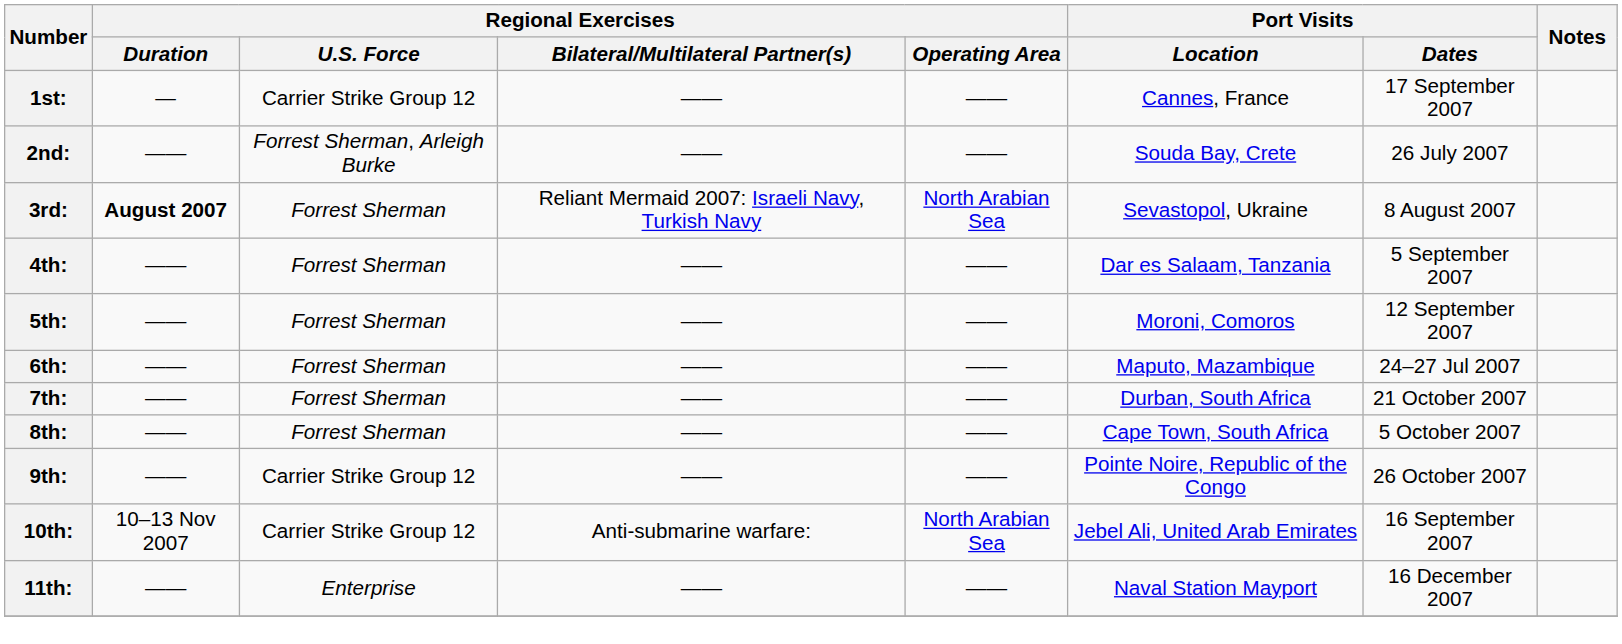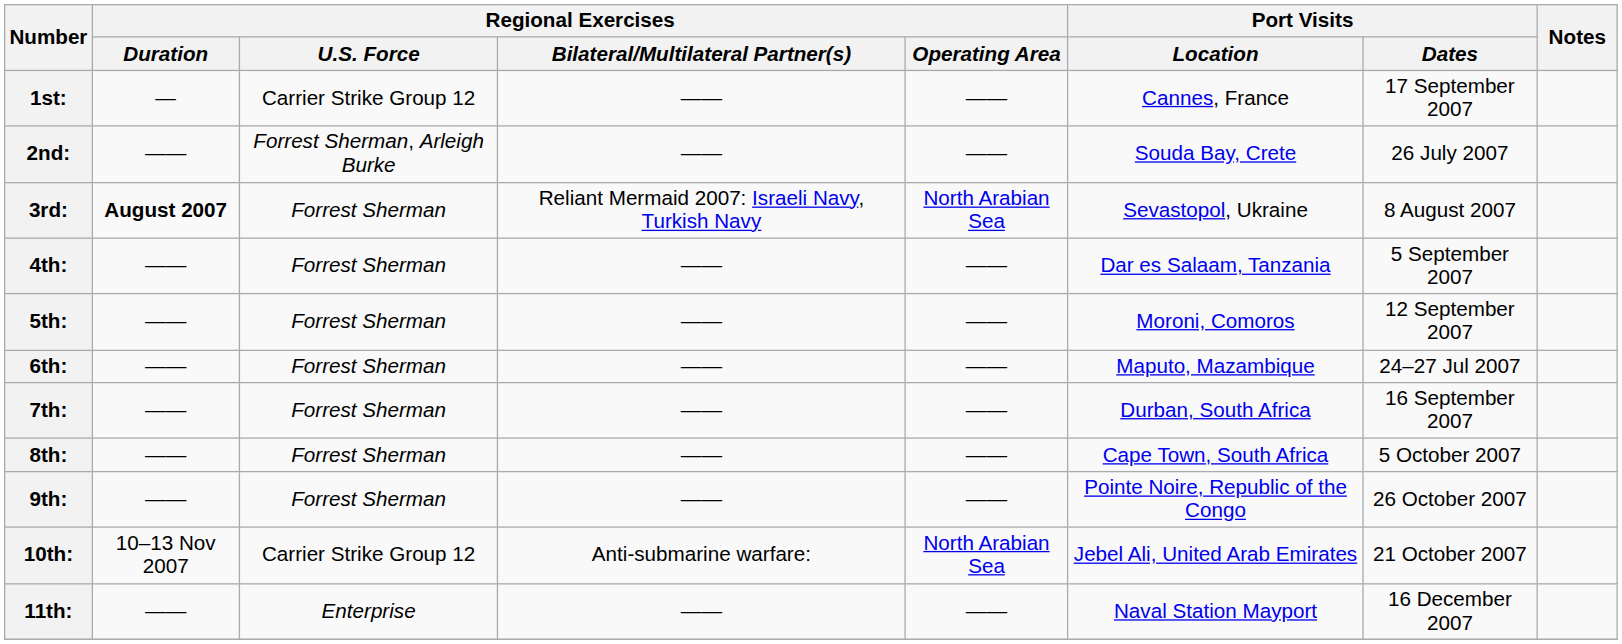(1450, 398) 21 October 2007 -> (1450, 410) 16 September 2007
(369, 475) Carrier Strike Group 12 -> (369, 499) Forrest Sherman
(1450, 531) 16 September 2007 -> (1450, 555) 21 October 2007
